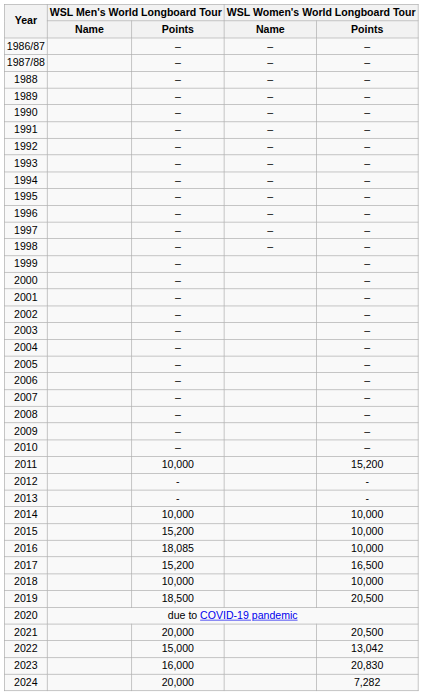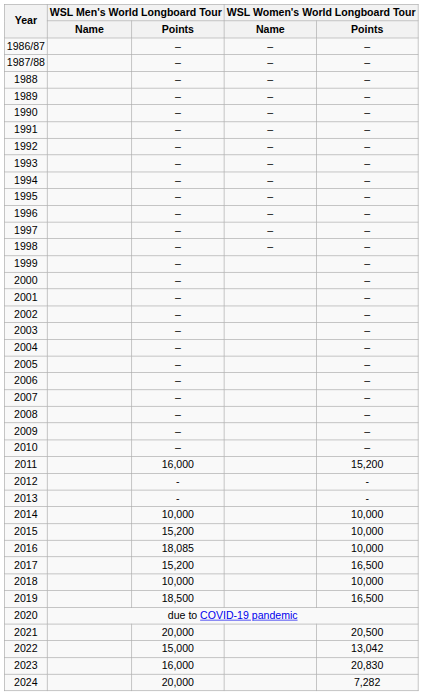(178, 465) 10,000 -> (178, 465) 16,000
(367, 599) 20,500 -> (367, 599) 16,500
